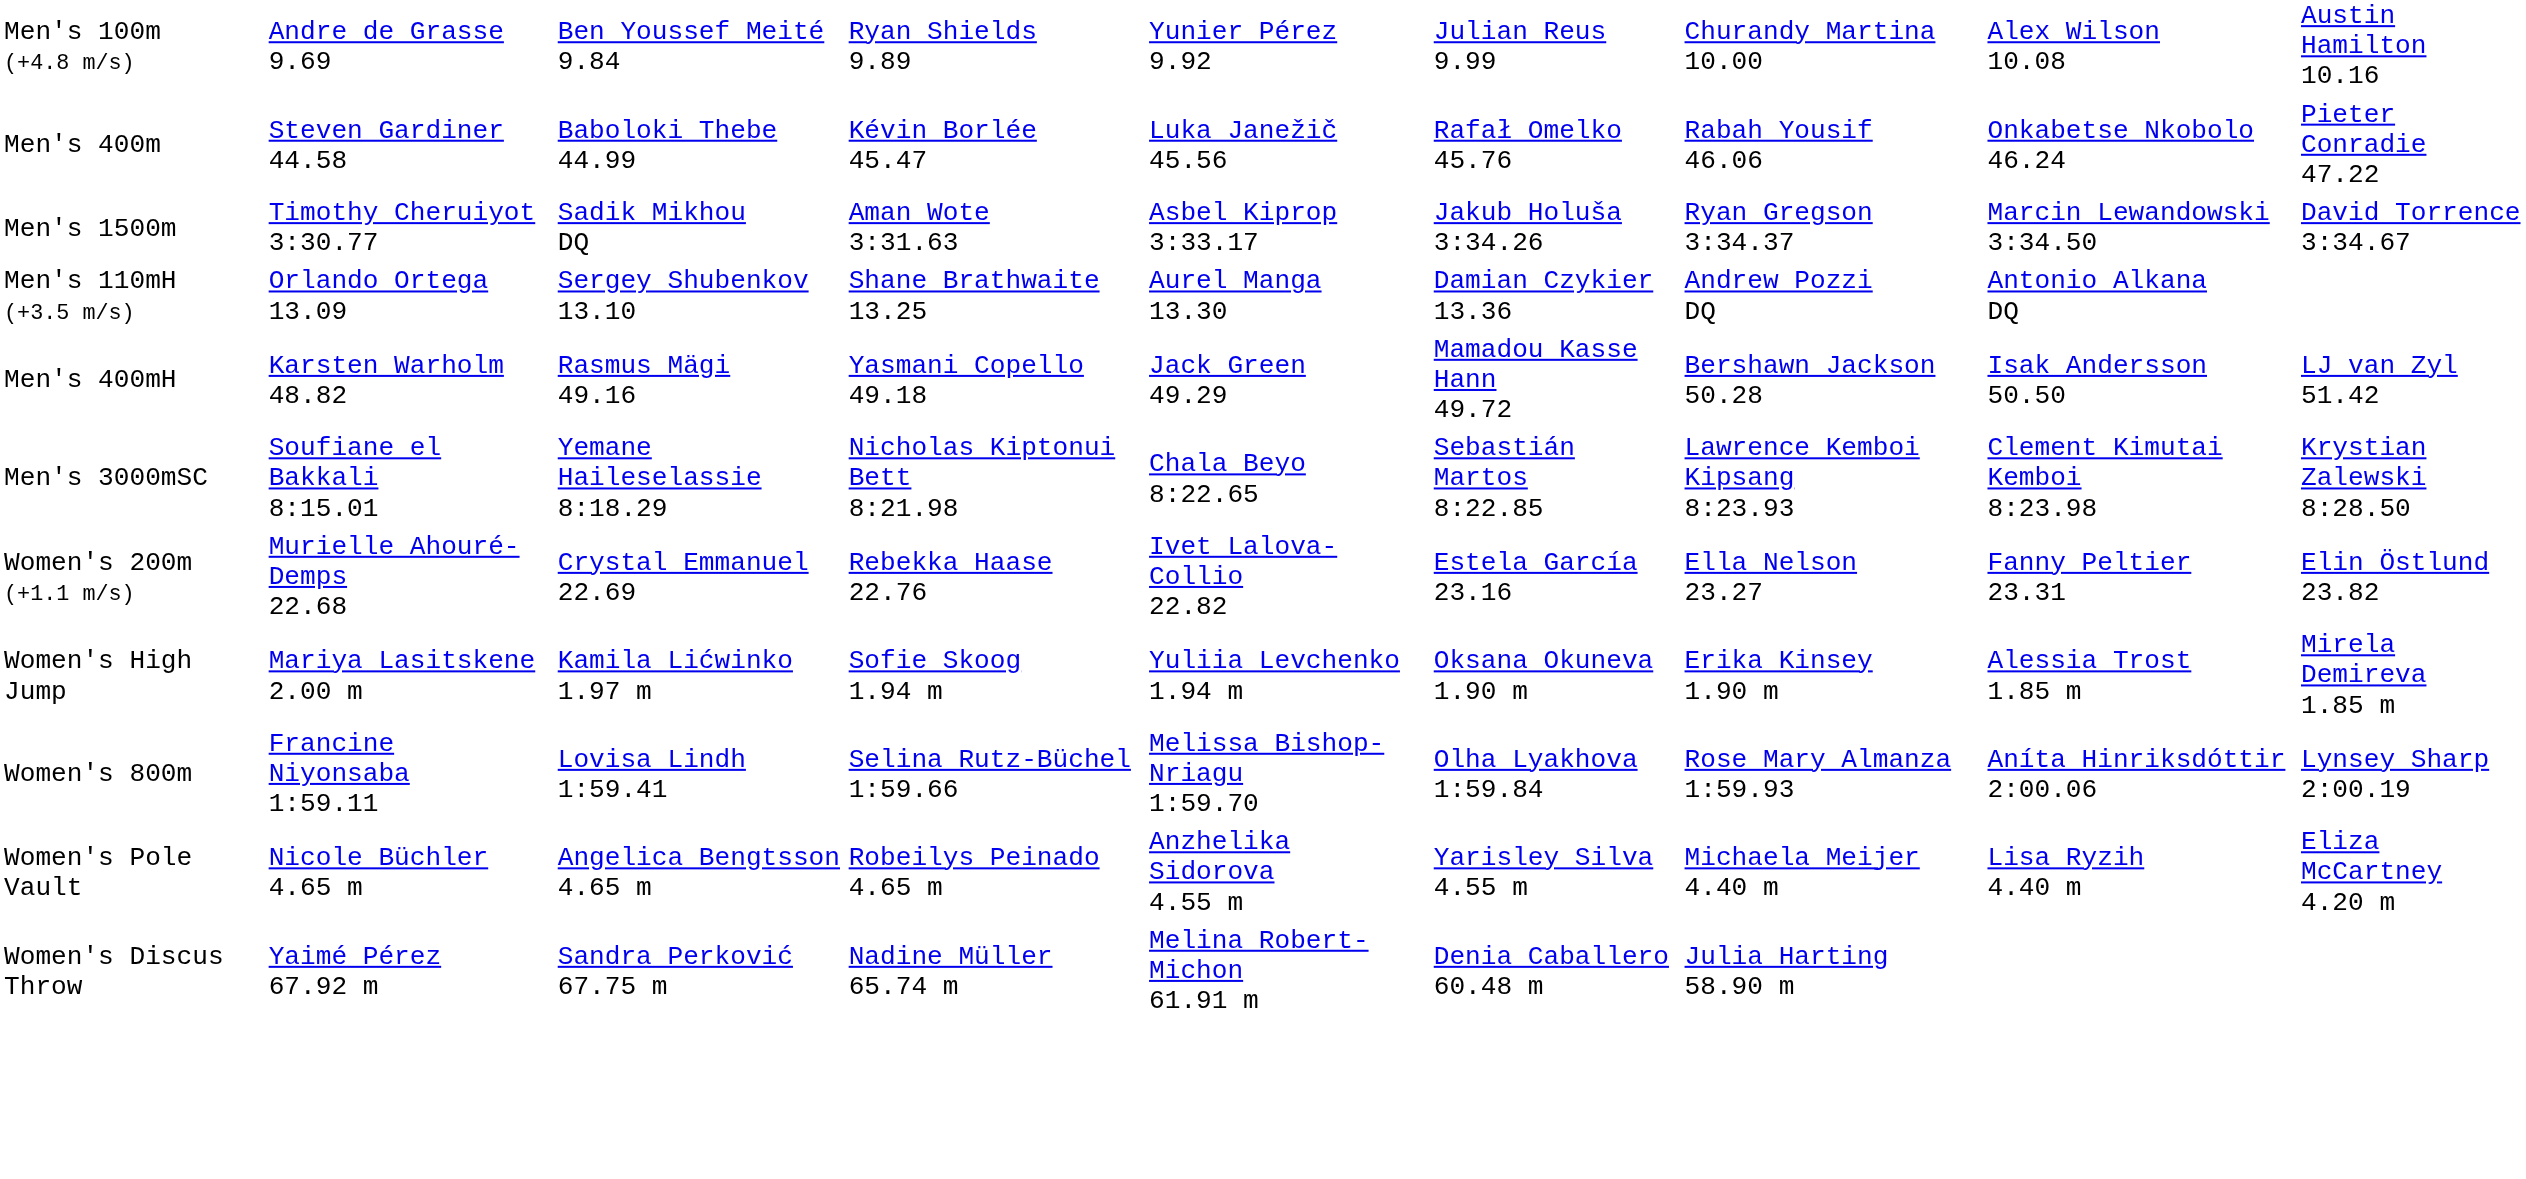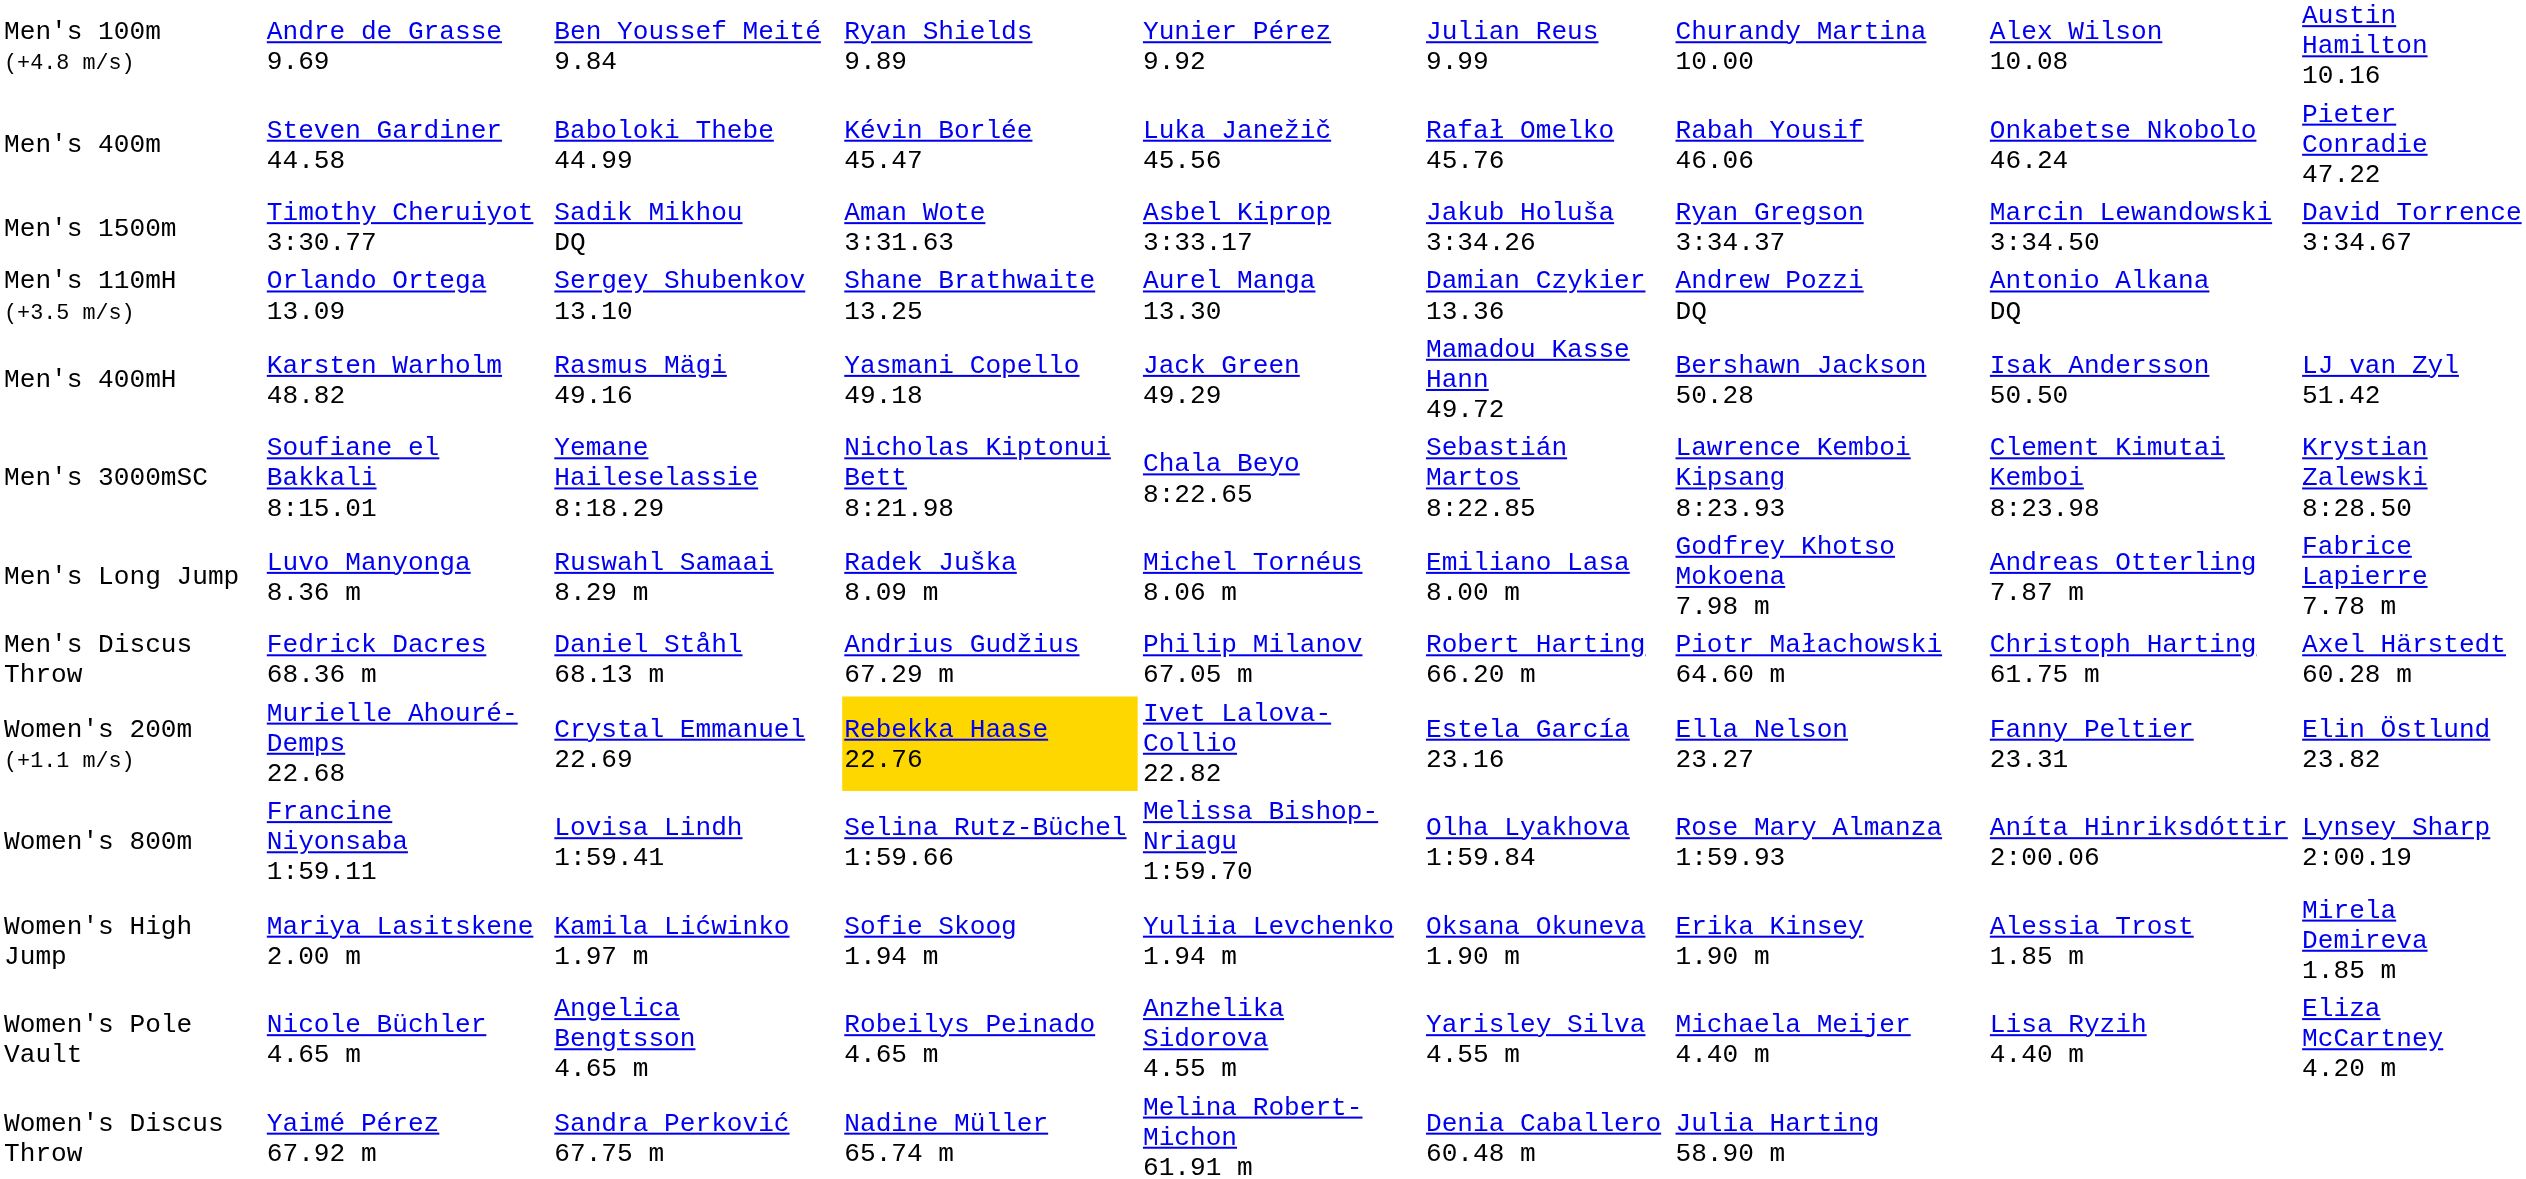+ row: (122, 577)
+ row: (98, 660)
(951, 577) no background -> (946, 744) gold background
rows swapped: (98, 774) <-> (98, 675)
